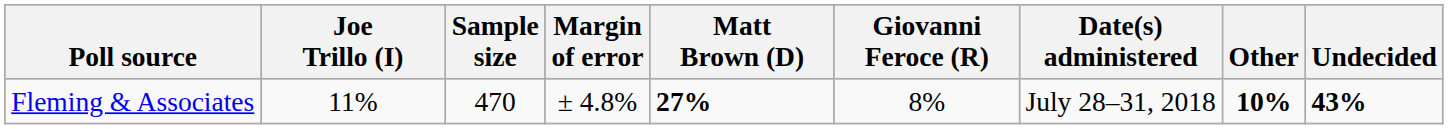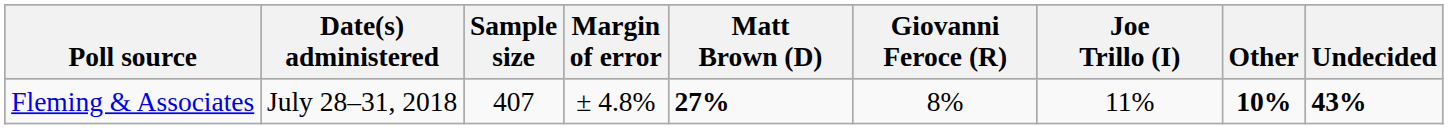columns swapped: (1121, 41) <-> (353, 41)
(495, 100) 470 -> (514, 100) 407
